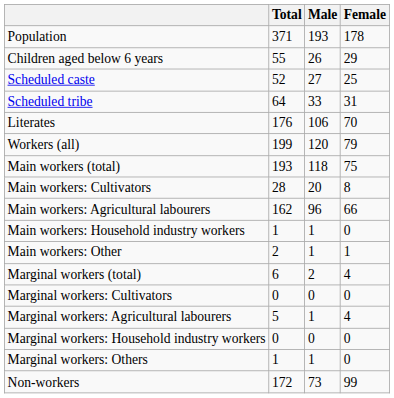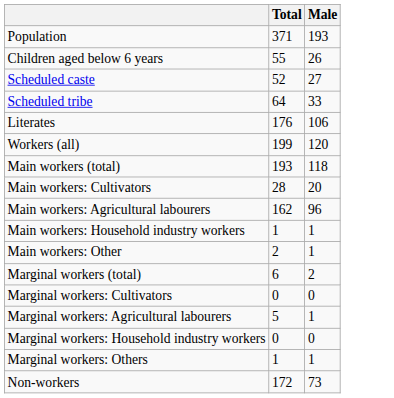- column: (365, 15)
